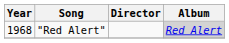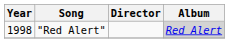(19, 30) 1968 -> (19, 30) 1998
